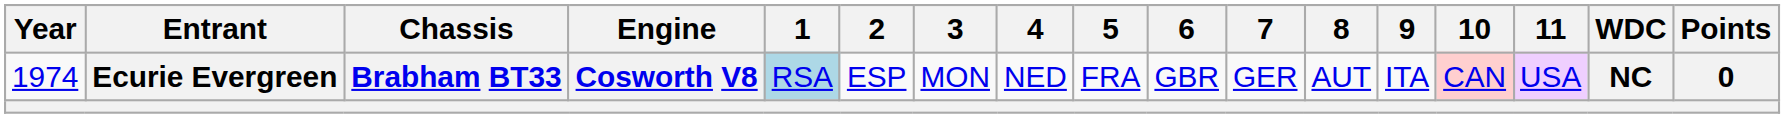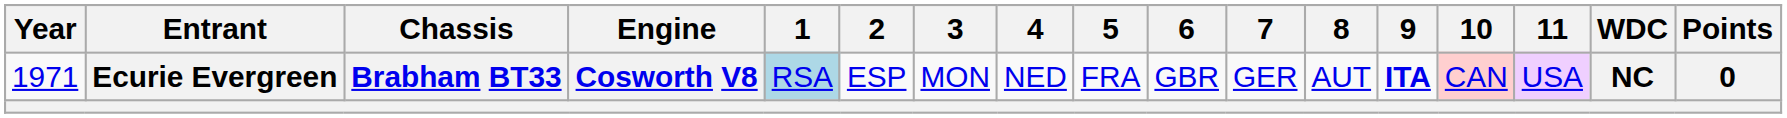(45, 76) 1974 -> (45, 76) 1971
(1407, 76) normal -> (1408, 76) bold
